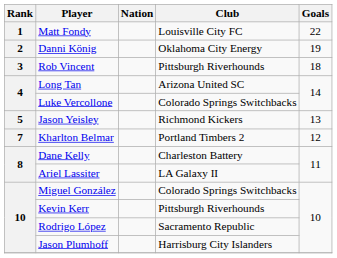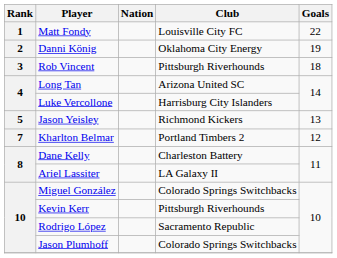(227, 102) Colorado Springs Switchbacks -> (215, 102) Harrisburg City Islanders
(215, 244) Harrisburg City Islanders -> (227, 244) Colorado Springs Switchbacks
